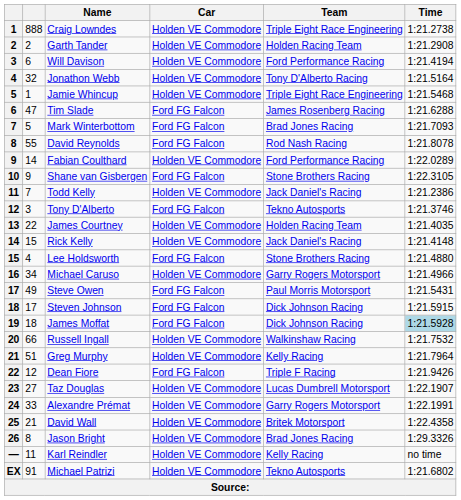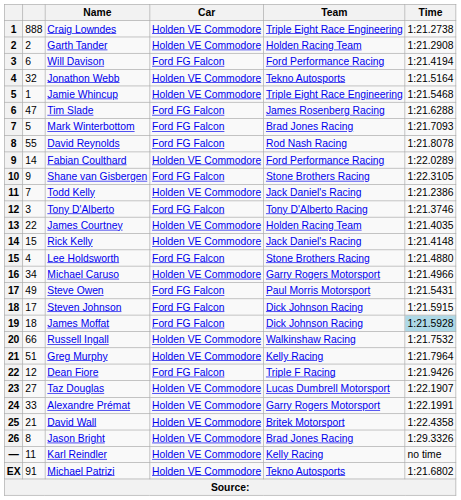(207, 62) Holden VE Commodore -> (188, 62) Ford FG Falcon
(317, 78) Tony D'Alberto Racing -> (306, 78) Tekno Autosports
(306, 209) Tekno Autosports -> (317, 209) Tony D'Alberto Racing
